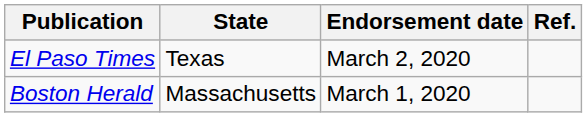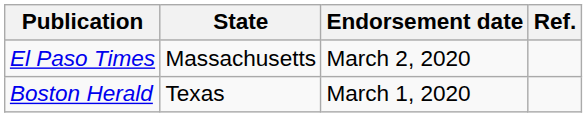(195, 58) Texas -> (241, 58) Massachusetts
(241, 93) Massachusetts -> (195, 93) Texas
